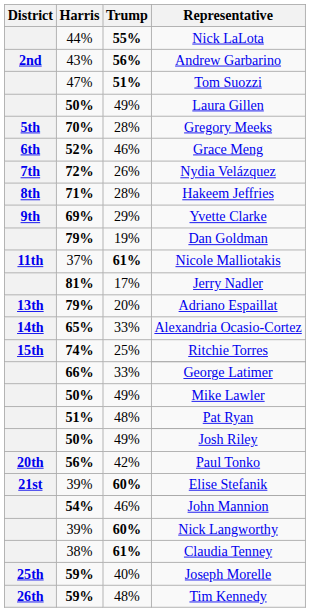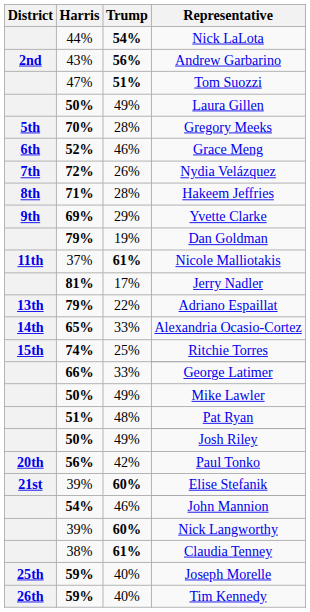(127, 37) 55% -> (127, 37) 54%
(127, 305) 20% -> (127, 305) 22%
(127, 596) 48% -> (127, 596) 40%
